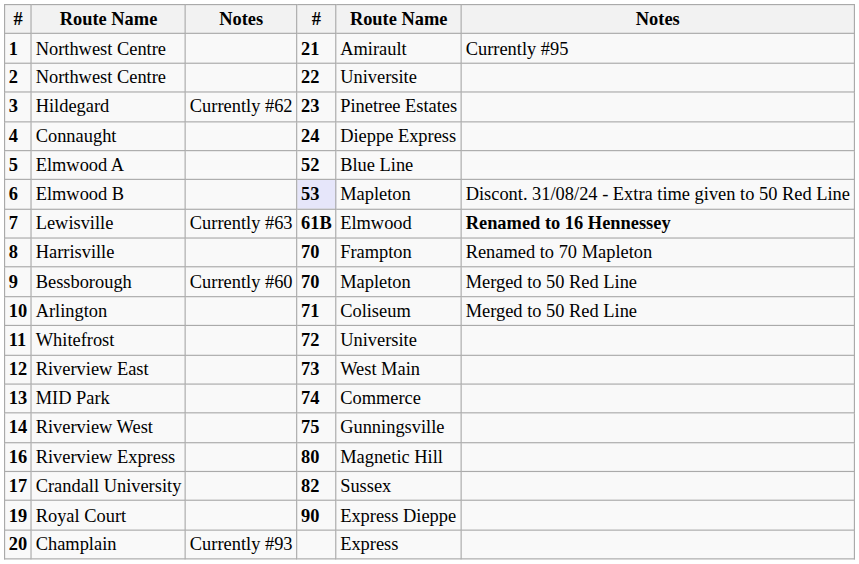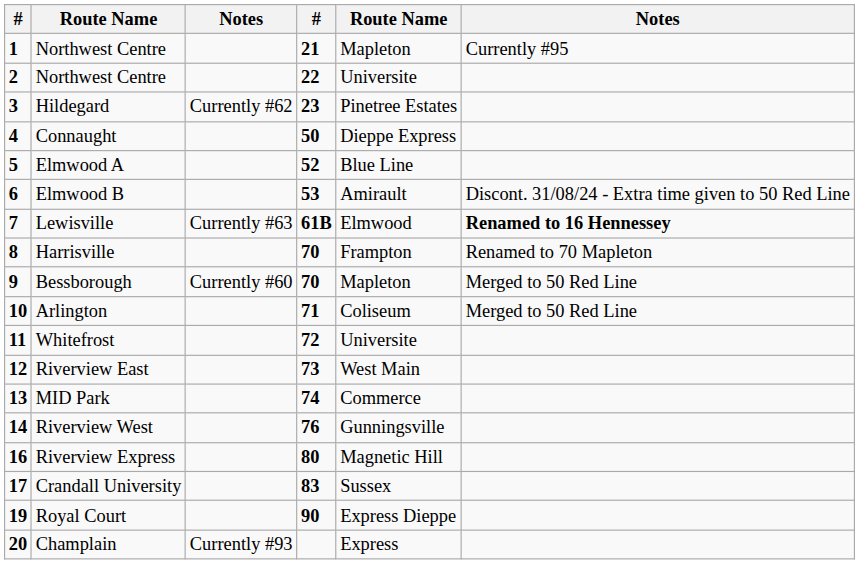(373, 48) Amirault -> (375, 48) Mapleton
(310, 135) 24 -> (310, 135) 50
(310, 194) lavender background -> (310, 194) no background
(375, 194) Mapleton -> (373, 194) Amirault
(310, 427) 75 -> (310, 427) 76
(310, 485) 82 -> (310, 485) 83
